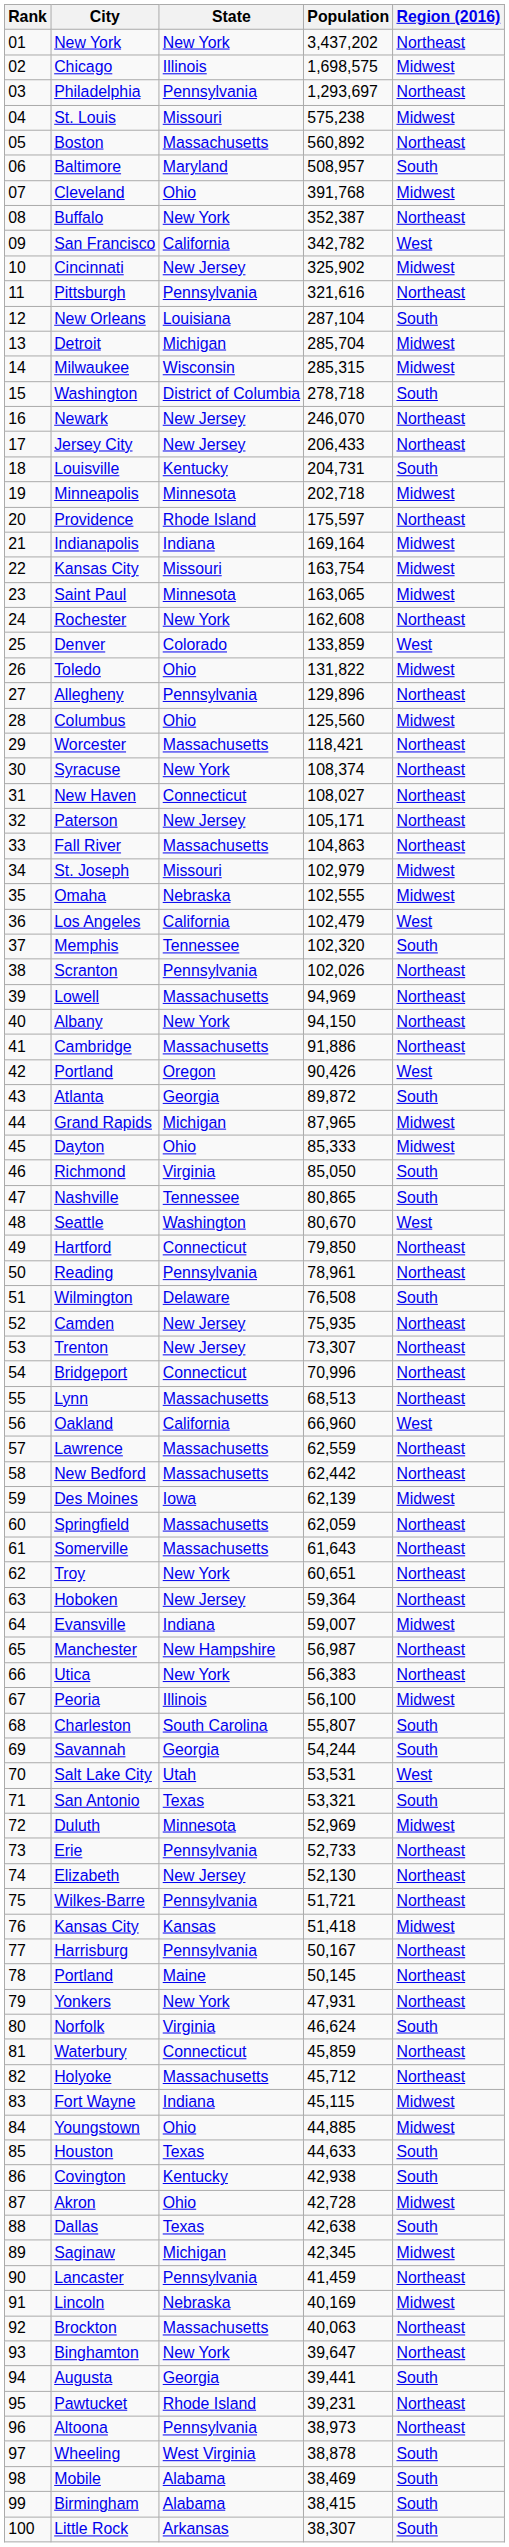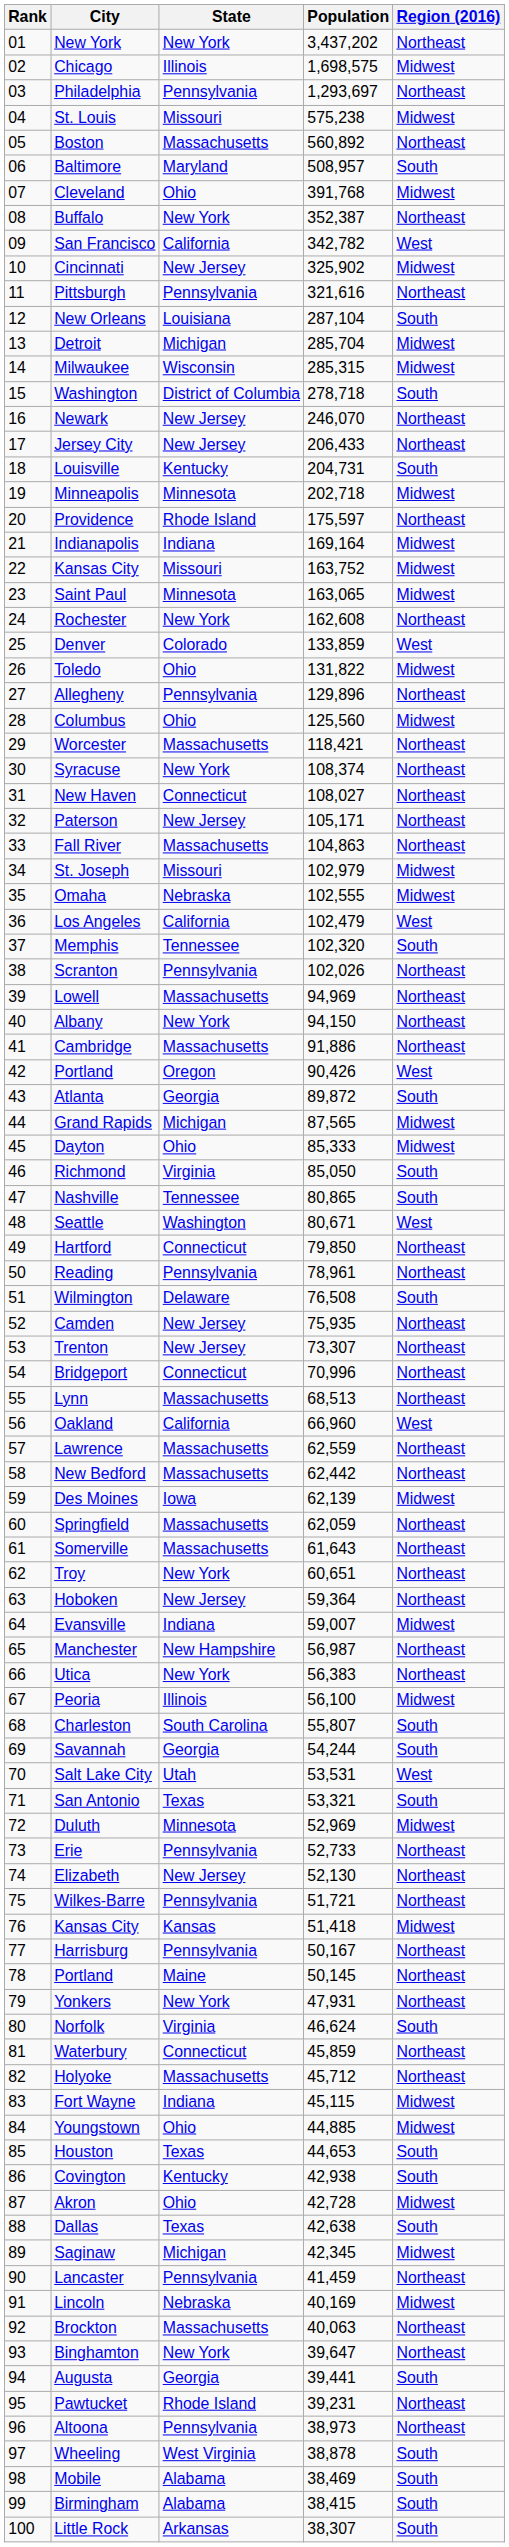(336, 569) 163,754 -> (336, 569) 163,752
(332, 1122) 87,965 -> (332, 1122) 87,565
(332, 1222) 80,670 -> (332, 1222) 80,671
(332, 2152) 44,633 -> (332, 2152) 44,653
